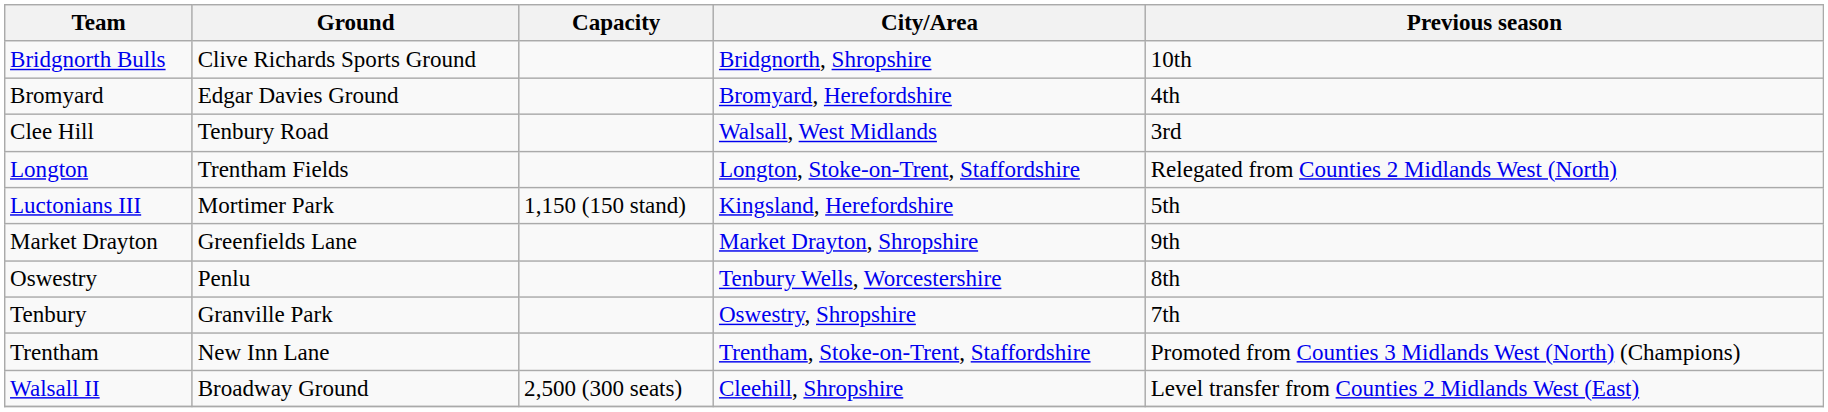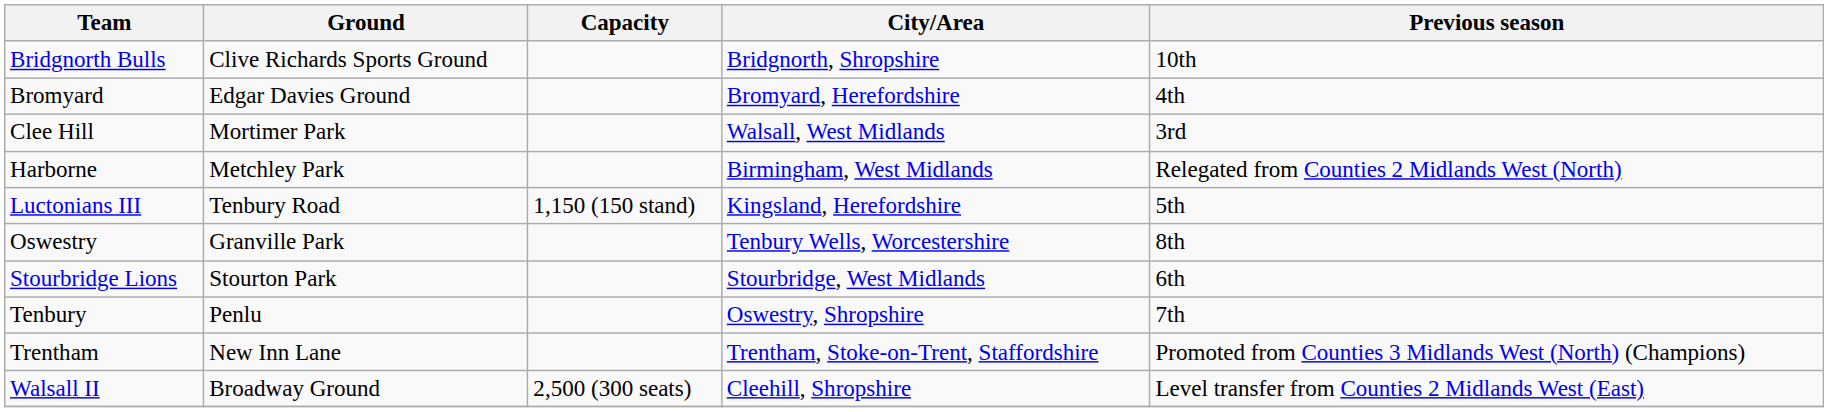(263, 132) Tenbury Road -> (277, 132) Mortimer Park
+ row: (54, 168)
- row: (49, 168)
(266, 205) Mortimer Park -> (275, 205) Tenbury Road
- row: (84, 242)
(224, 278) Penlu -> (277, 242) Granville Park
+ row: (94, 278)
(265, 315) Granville Park -> (235, 315) Penlu
